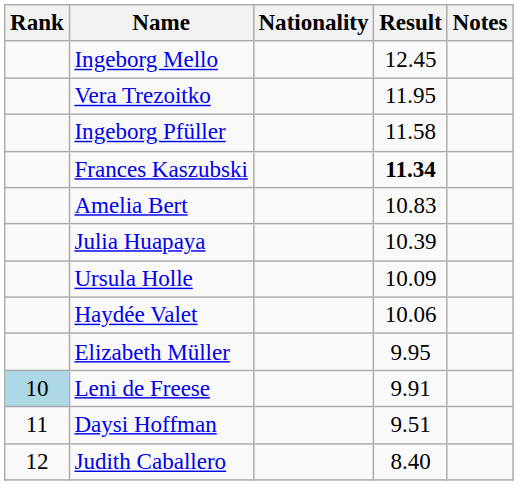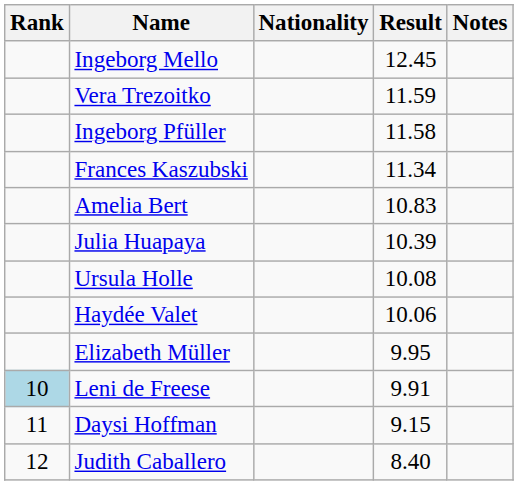(411, 95) 11.95 -> (411, 95) 11.59
(411, 168) bold -> (411, 168) normal
(411, 278) 10.09 -> (411, 278) 10.08
(411, 424) 9.51 -> (411, 424) 9.15
